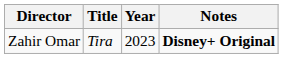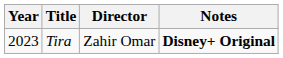columns swapped: (140, 16) <-> (44, 16)
